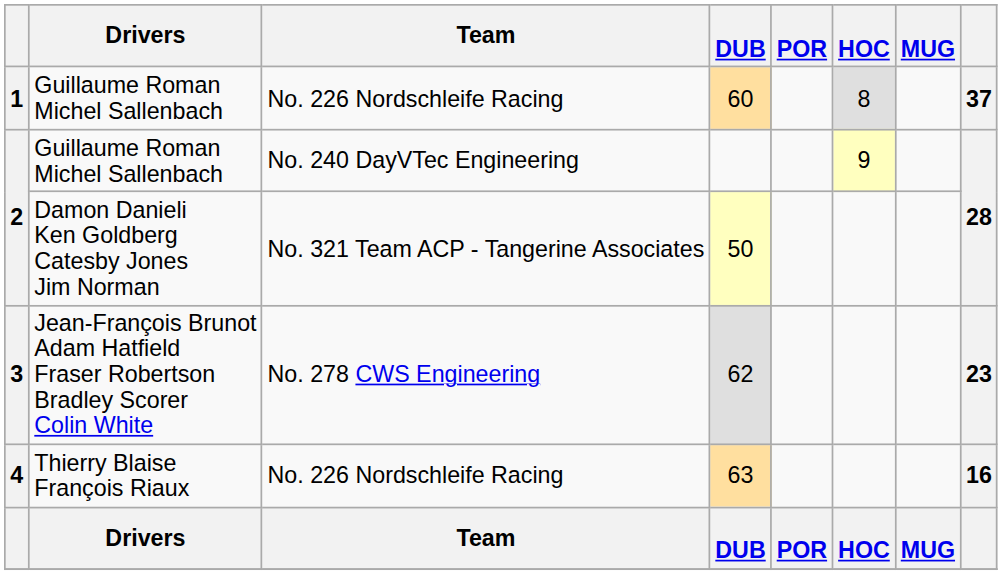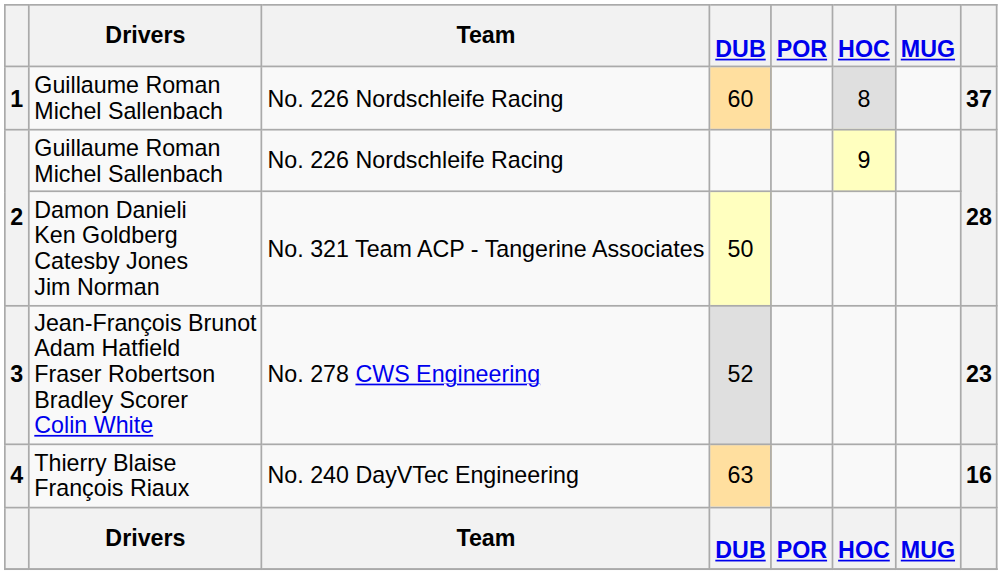(423, 160) No. 240 DayVTec Engineering -> (416, 160) No. 226 Nordschleife Racing
(741, 375) 62 -> (741, 375) 52
(416, 475) No. 226 Nordschleife Racing -> (423, 475) No. 240 DayVTec Engineering
